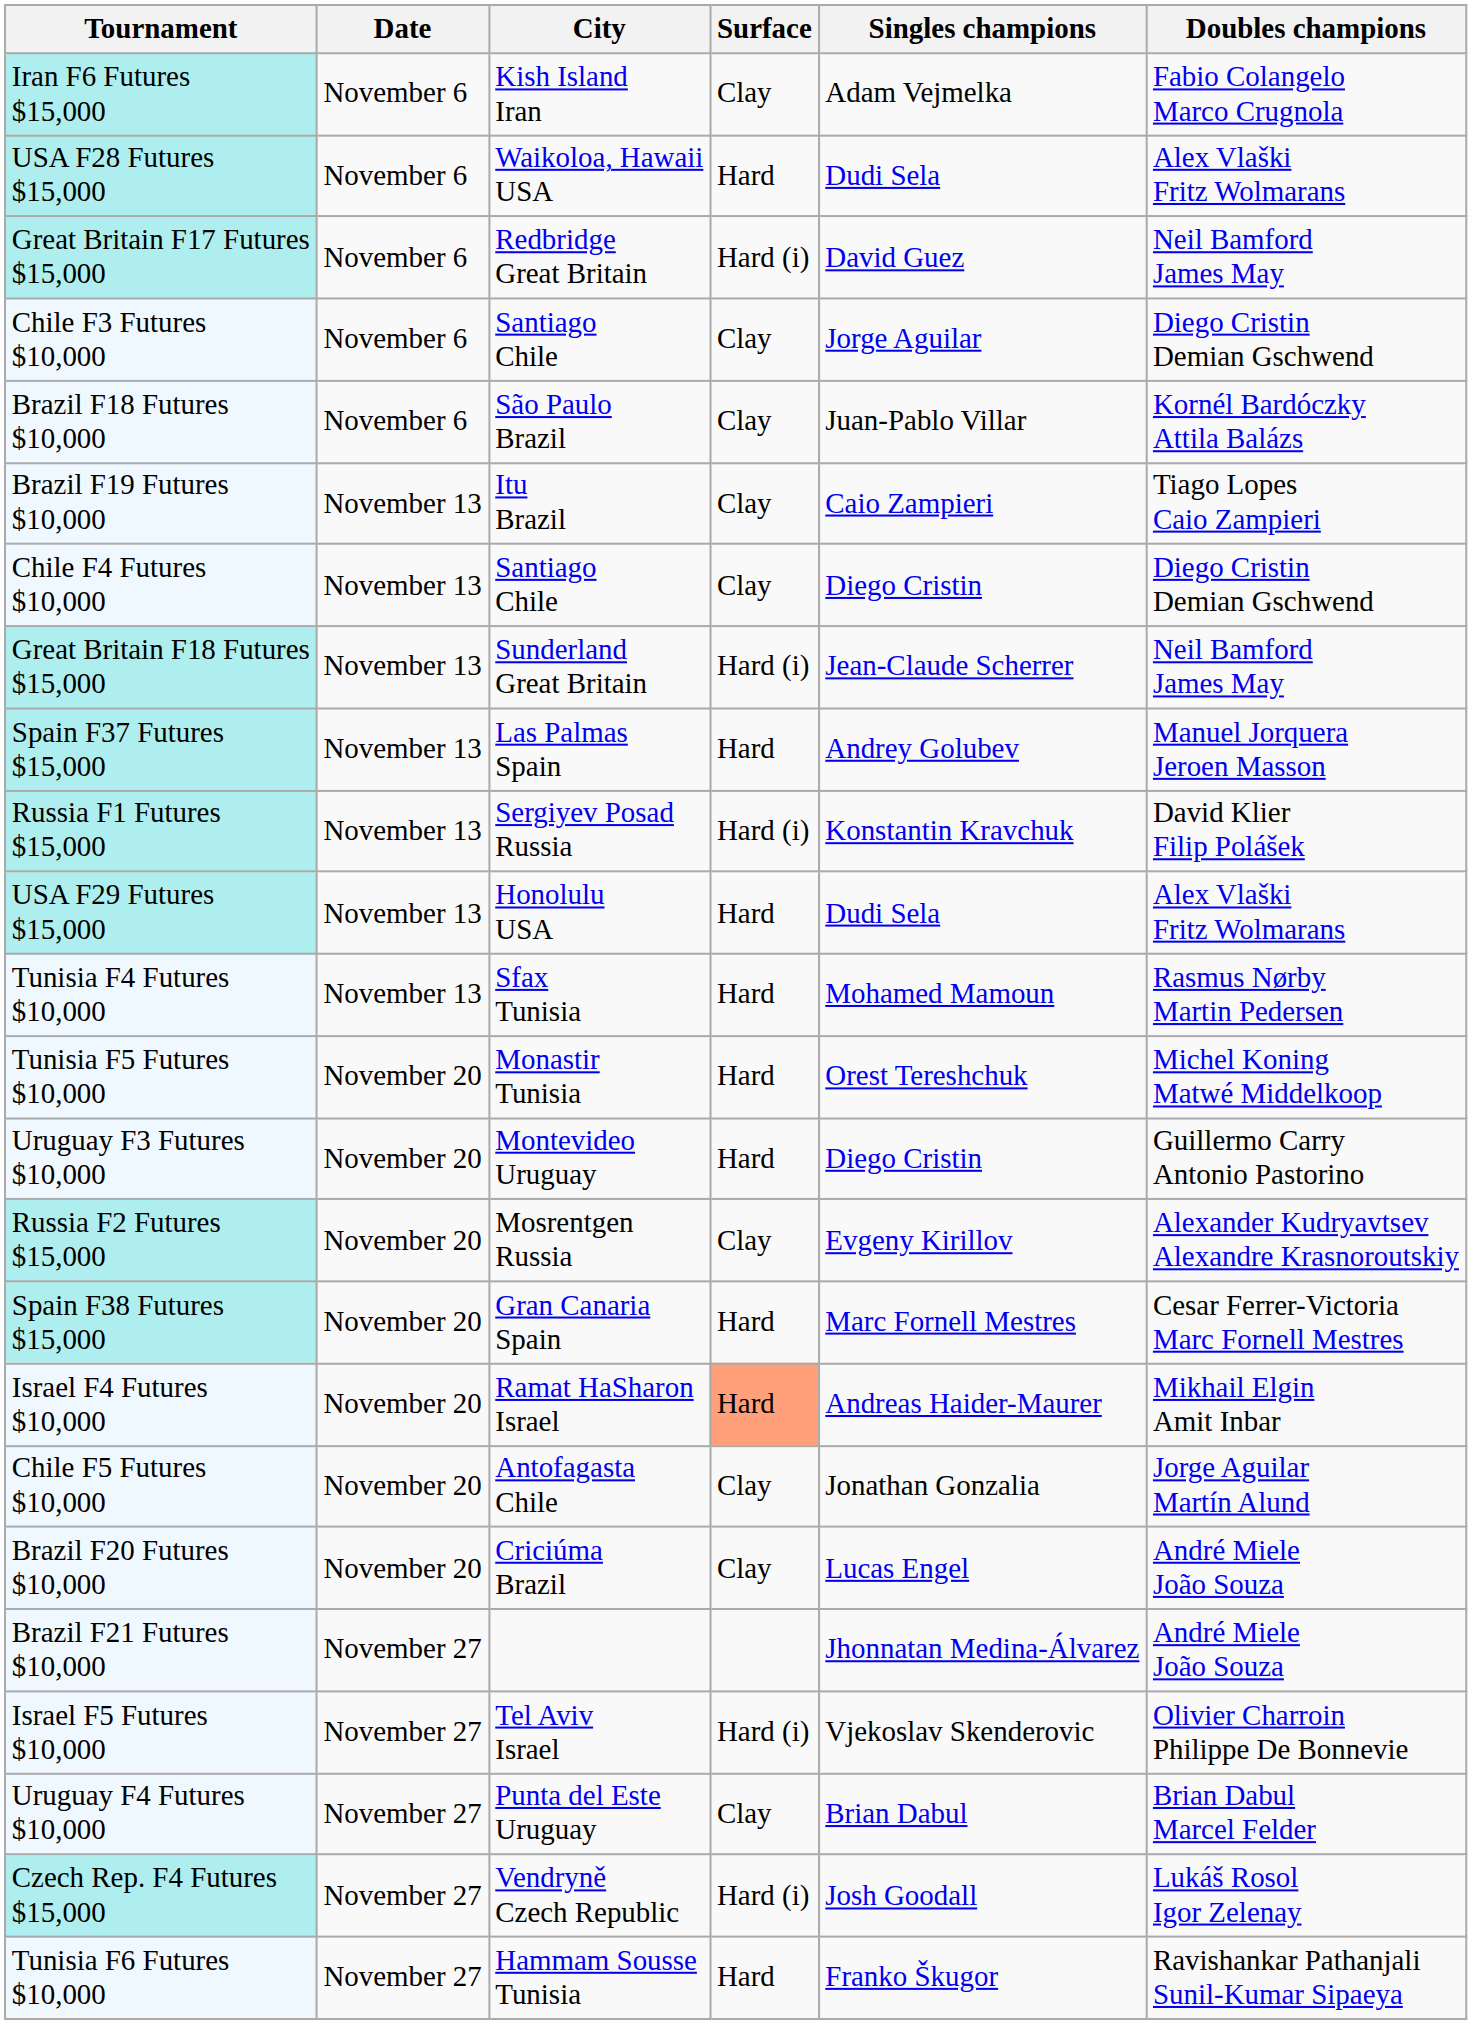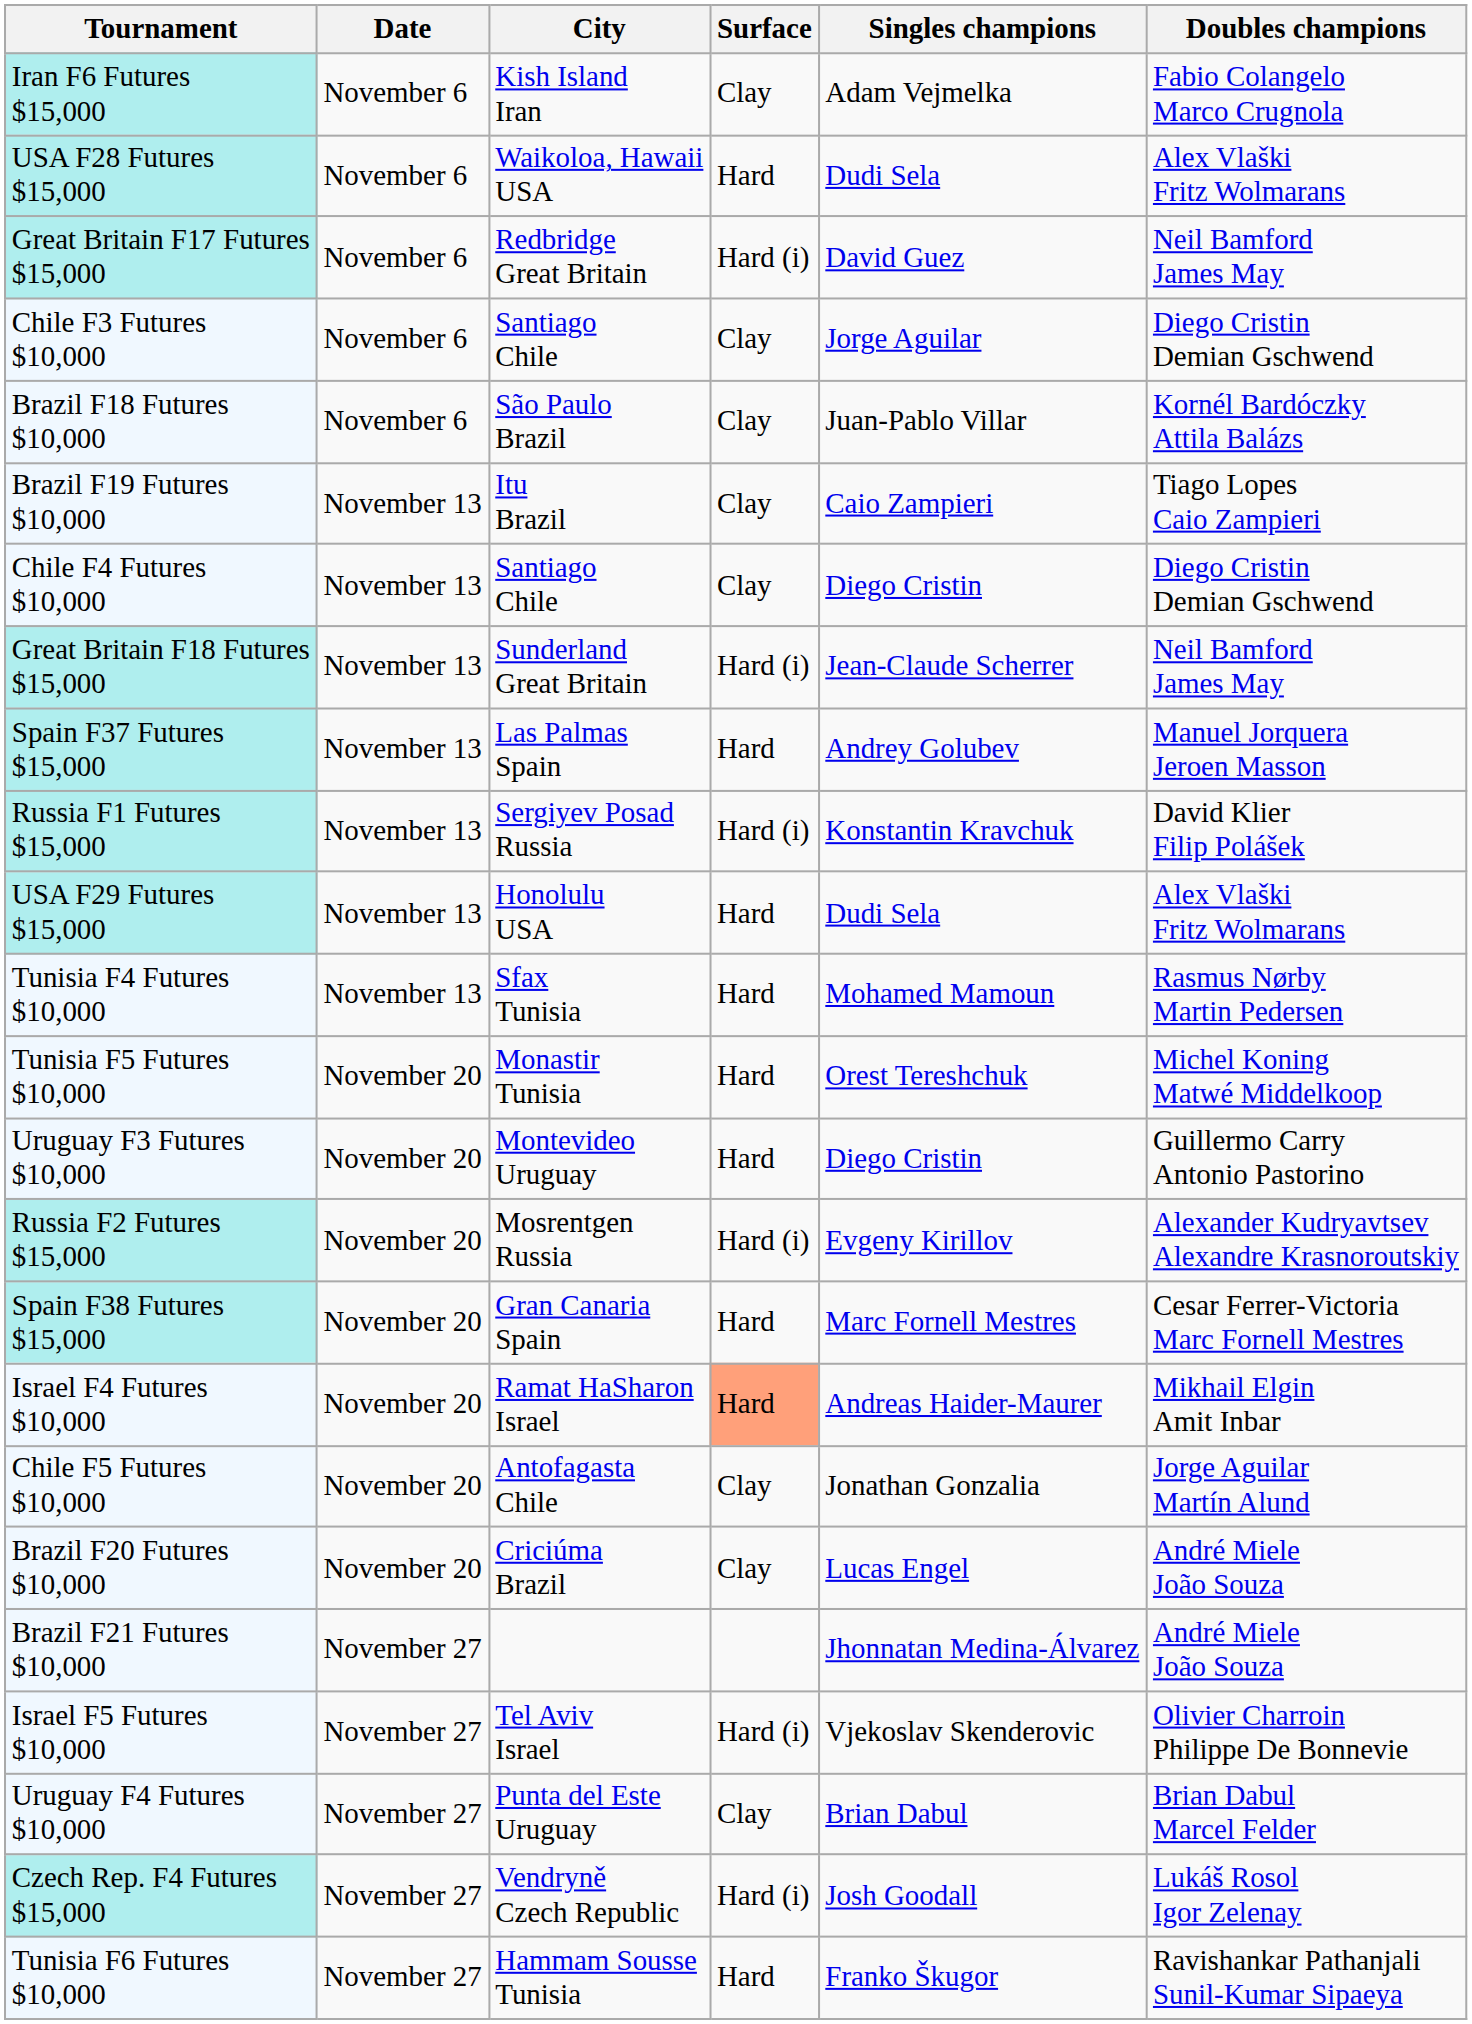(744, 1240) Clay -> (763, 1240) Hard (i)
